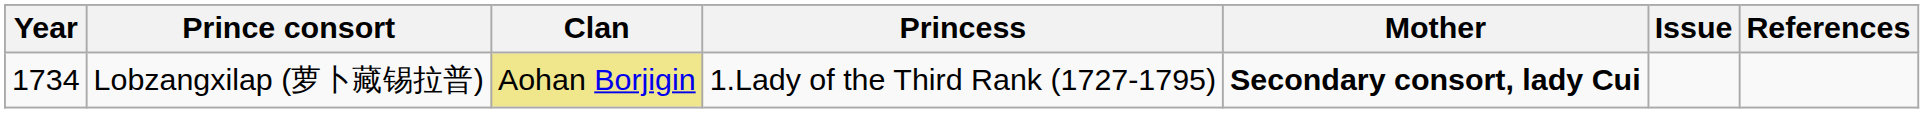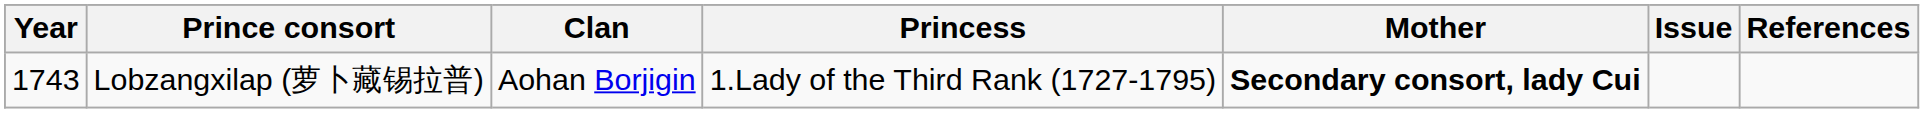(46, 79) 1734 -> (46, 79) 1743
(597, 79) khaki background -> (597, 79) no background
